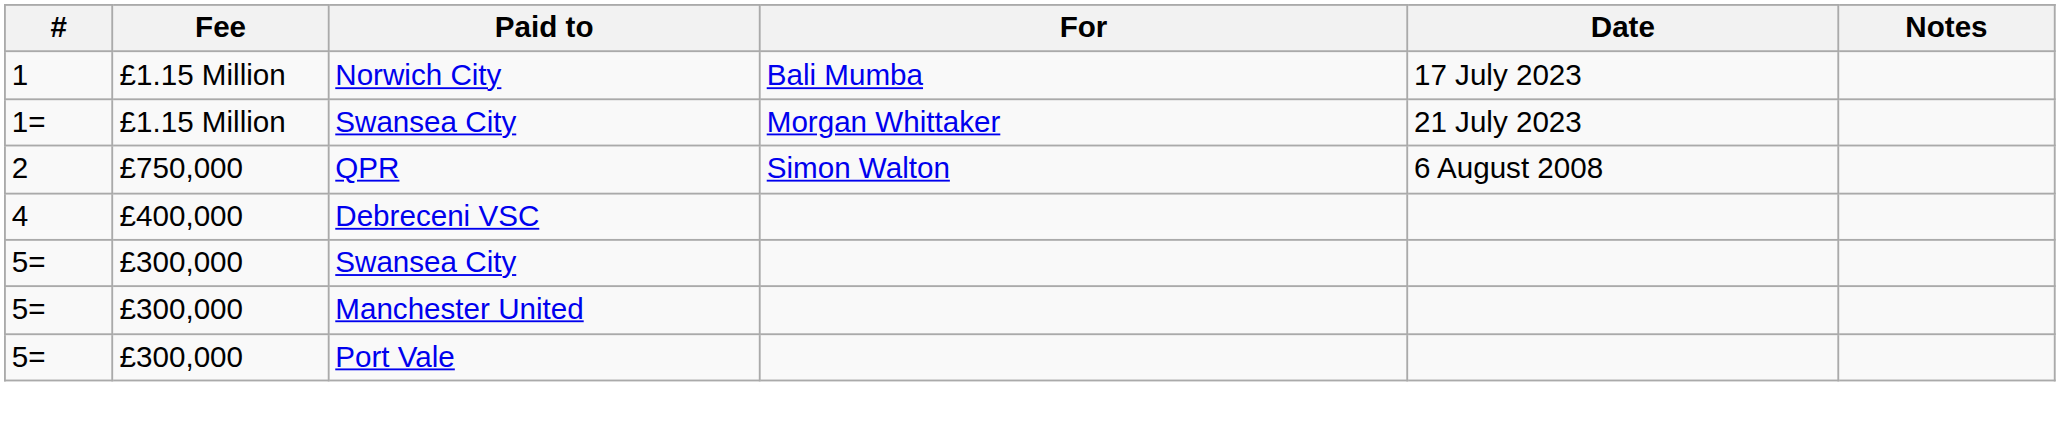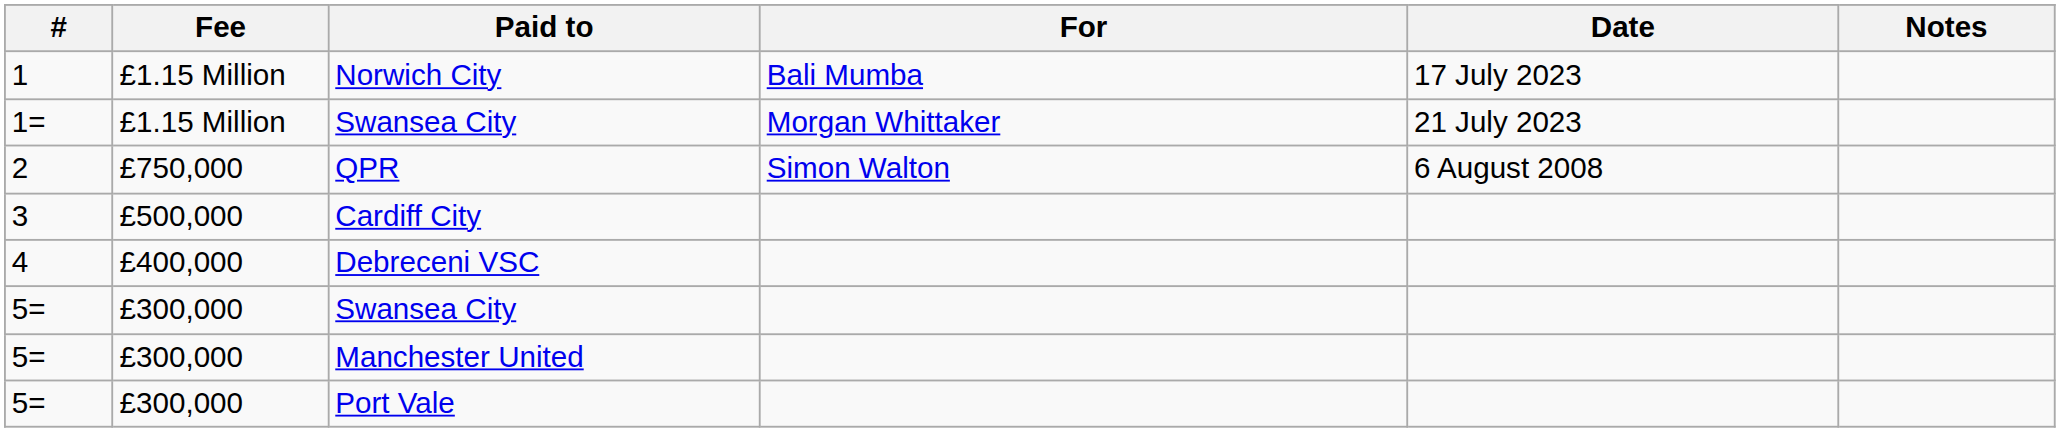+ row: (20, 215)
